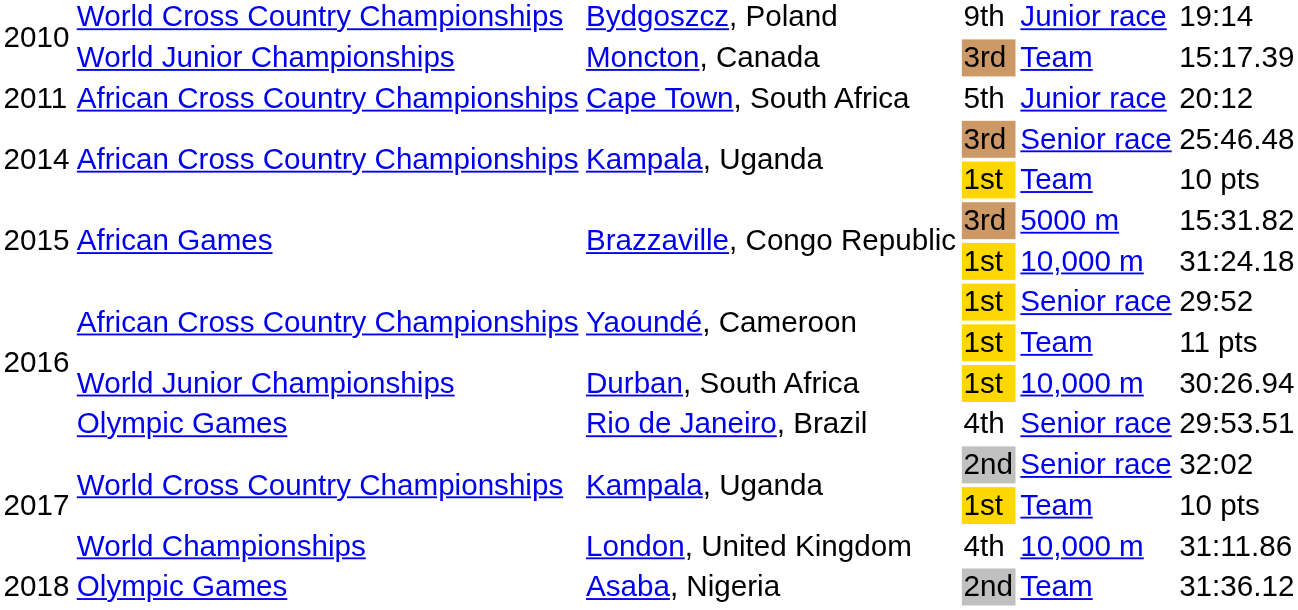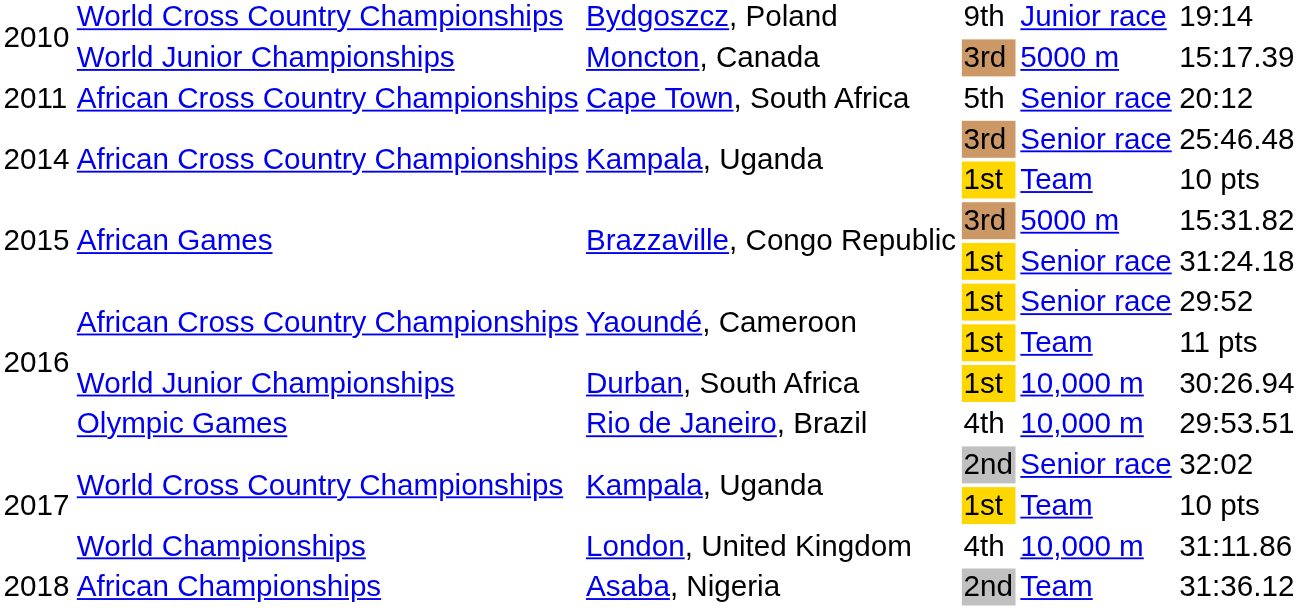(1057, 57) Team -> (1070, 57) 5000 m
(1094, 98) Junior race -> (1096, 98) Senior race
(1082, 260) 10,000 m -> (1096, 260) Senior race
(1096, 423) Senior race -> (1082, 423) 10,000 m
(182, 586) Olympic Games -> (229, 586) African Championships
